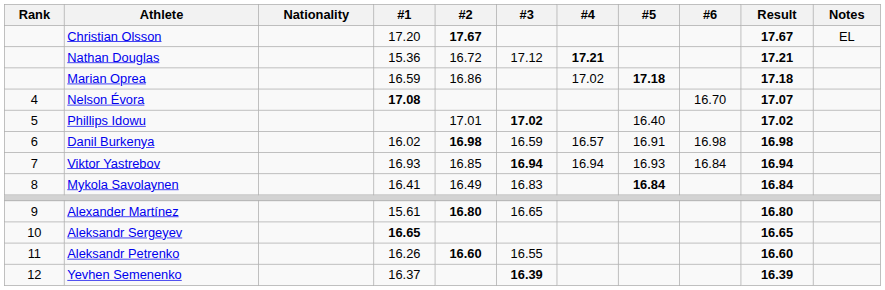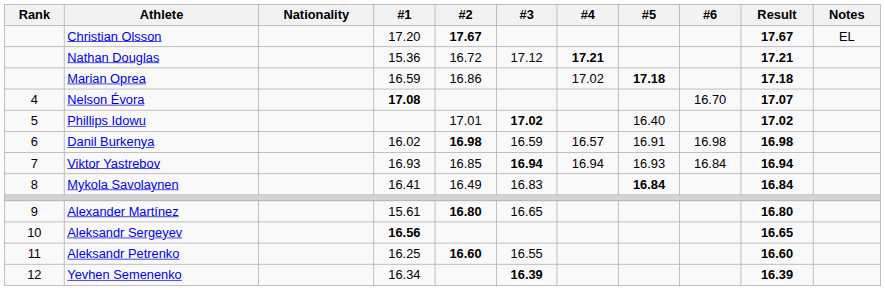(404, 232) 16.65 -> (404, 232) 16.56
(404, 253) 16.26 -> (404, 253) 16.25
(404, 274) 16.37 -> (404, 274) 16.34
